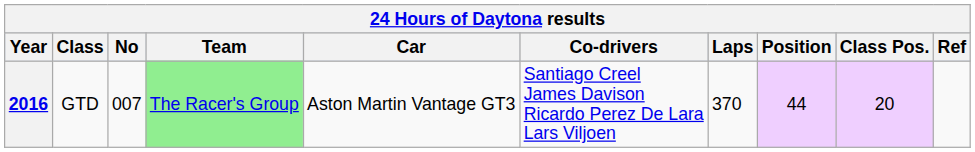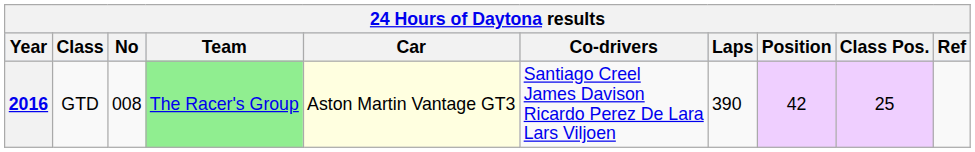(127, 104) 007 -> (127, 104) 008
(411, 104) no background -> (411, 104) lightyellow background
(727, 104) 370 -> (727, 104) 390
(797, 104) 44 -> (797, 104) 42
(885, 104) 20 -> (885, 104) 25
